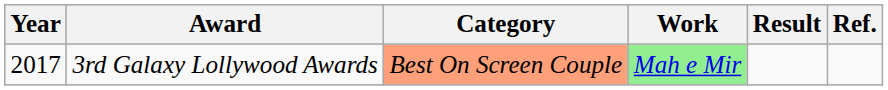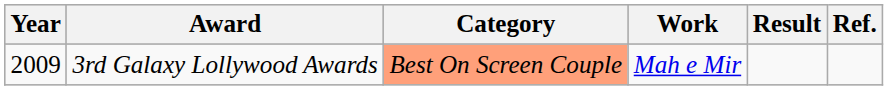(36, 64) 2017 -> (36, 64) 2009
(687, 64) lightgreen background -> (687, 64) no background
